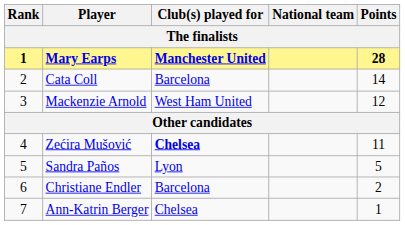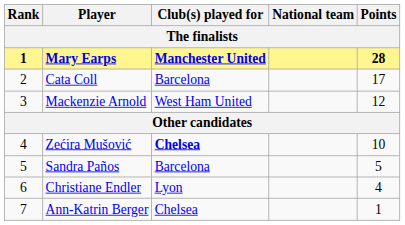(379, 79) 14 -> (379, 79) 17
(379, 144) 11 -> (379, 144) 10
(169, 166) Lyon -> (182, 166) Barcelona
(182, 187) Barcelona -> (169, 187) Lyon
(379, 187) 2 -> (379, 187) 4
